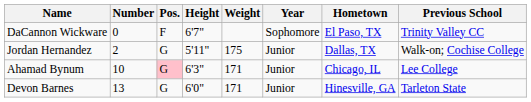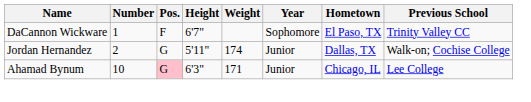(116, 32) 0 -> (116, 32) 1
(233, 50) 175 -> (233, 50) 174
- row: (40, 87)
